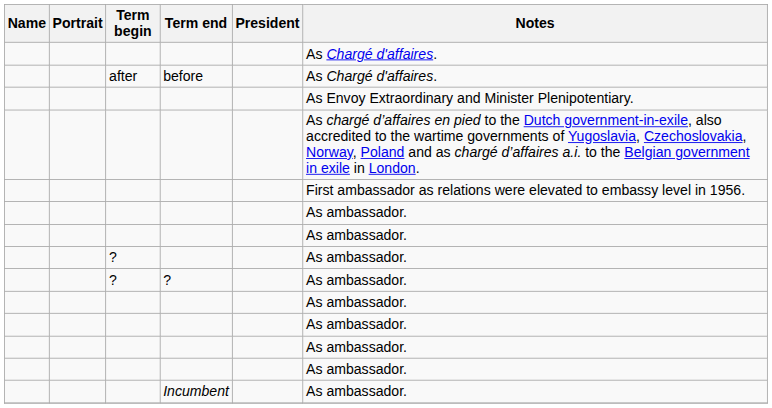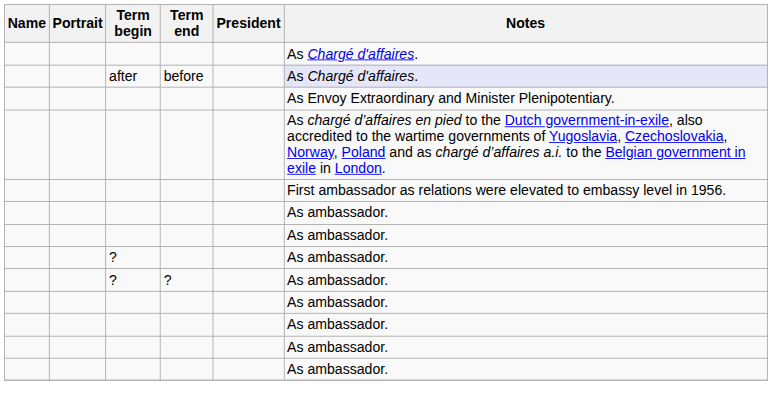(372, 76) no background -> (353, 76) lavender background
- row: (133, 392)
